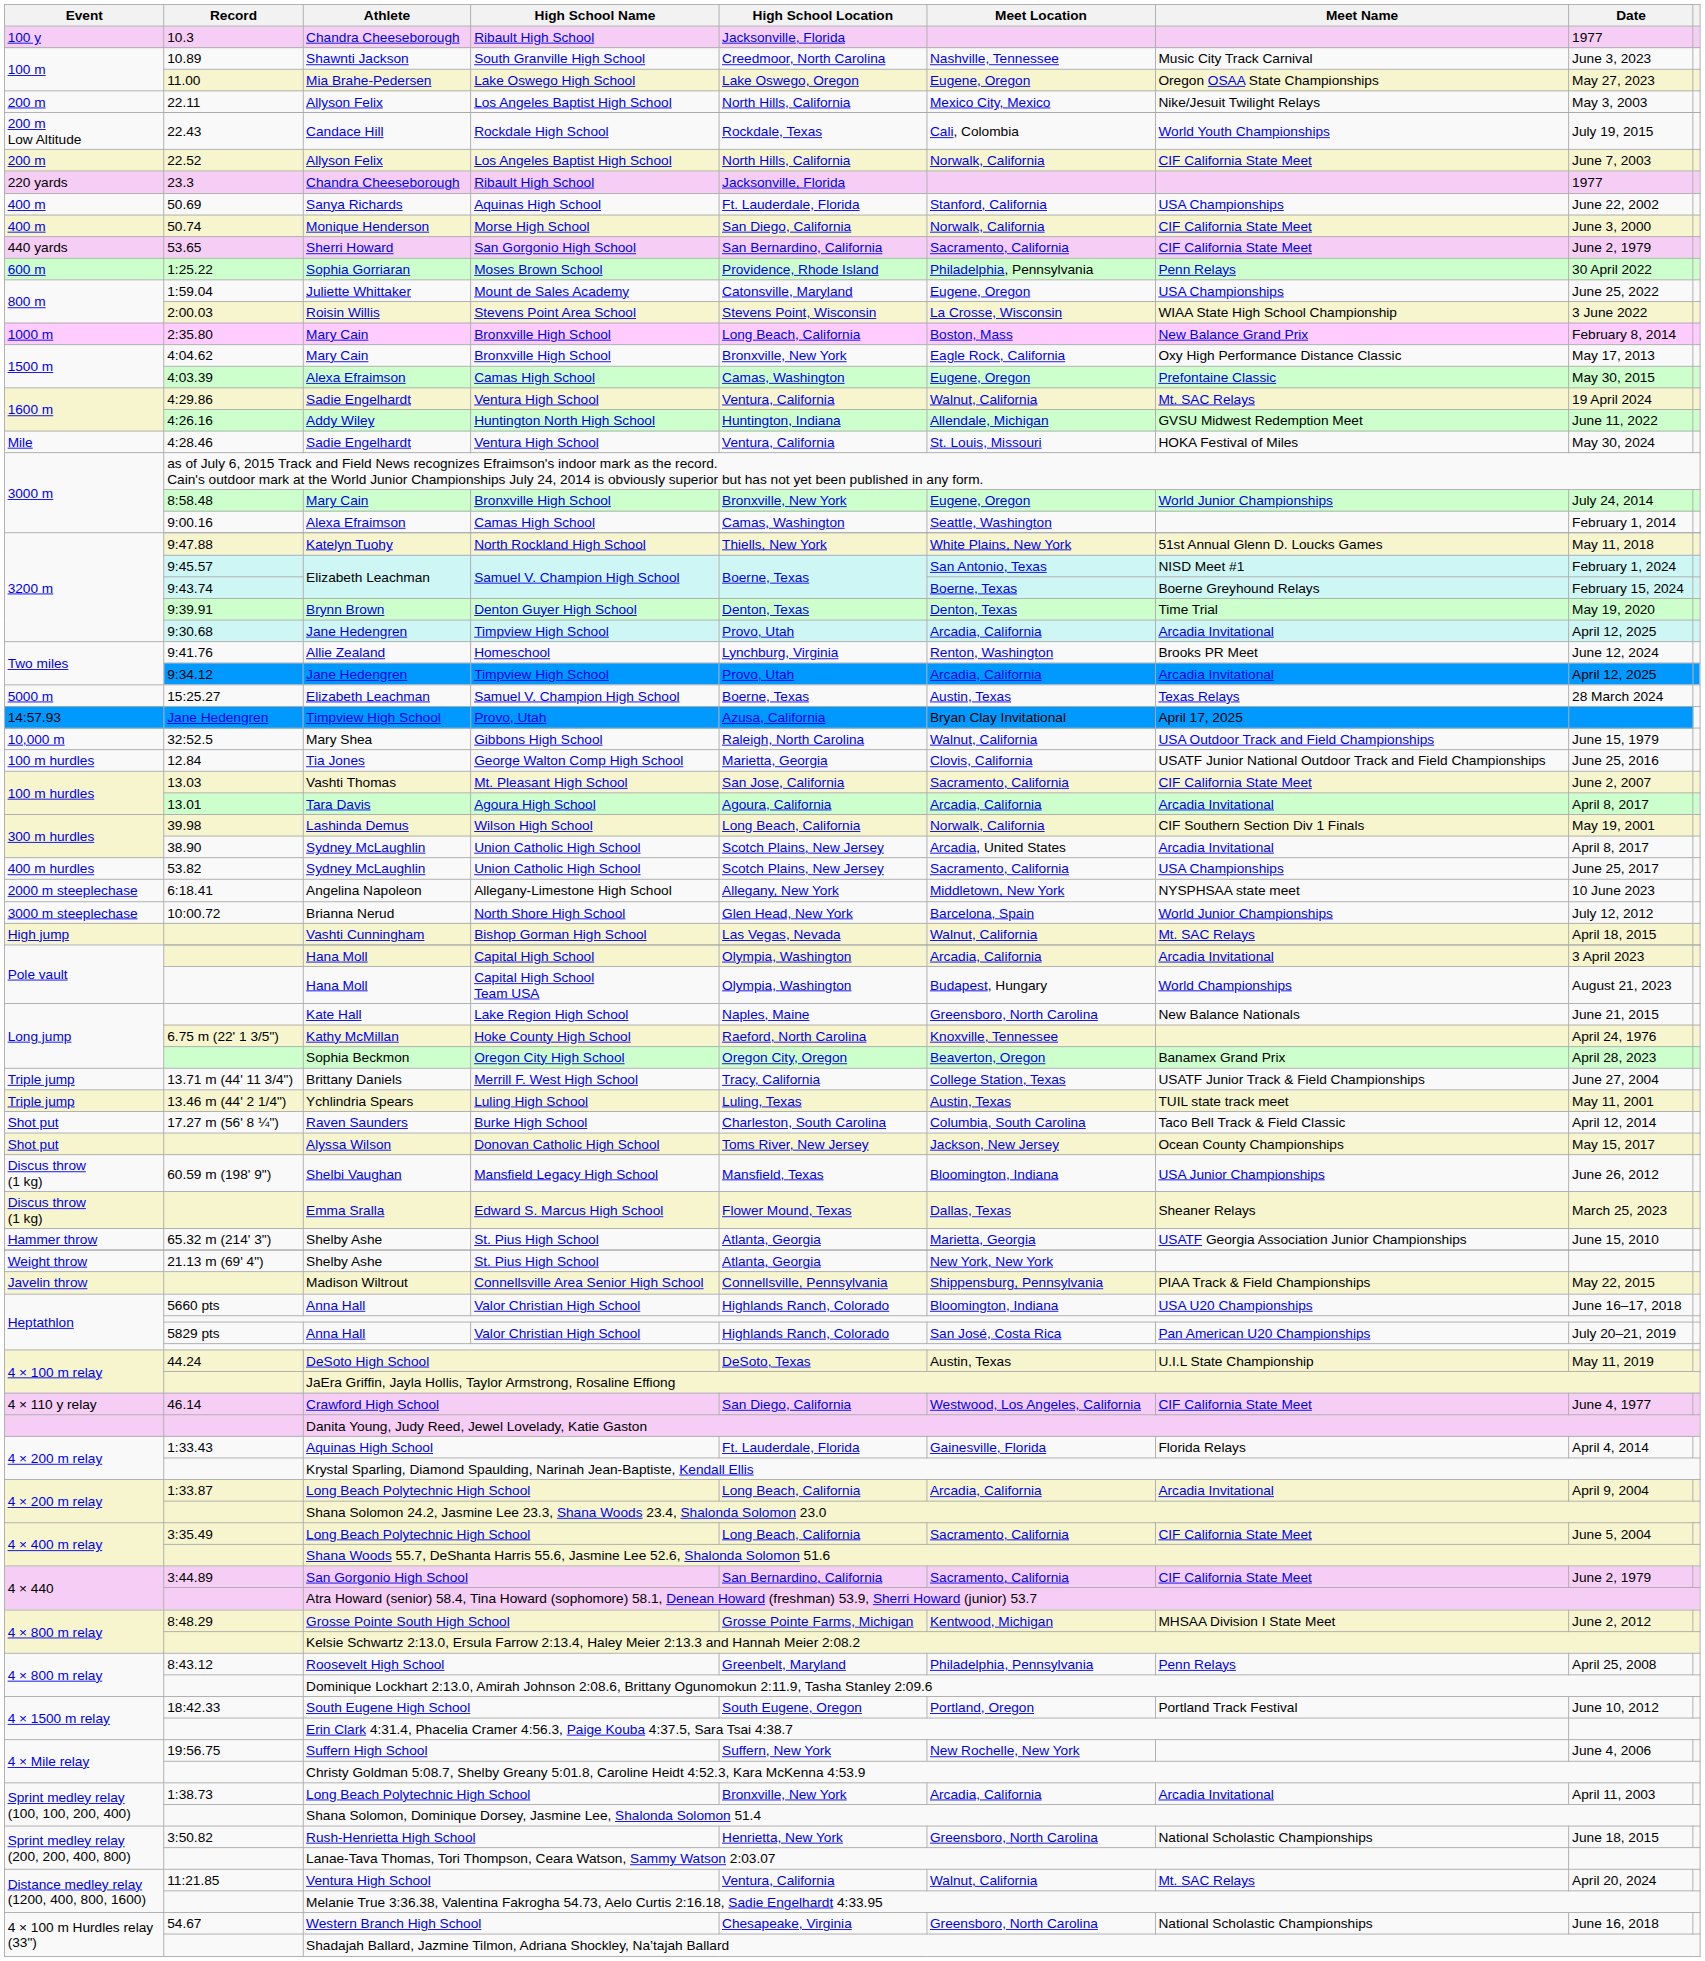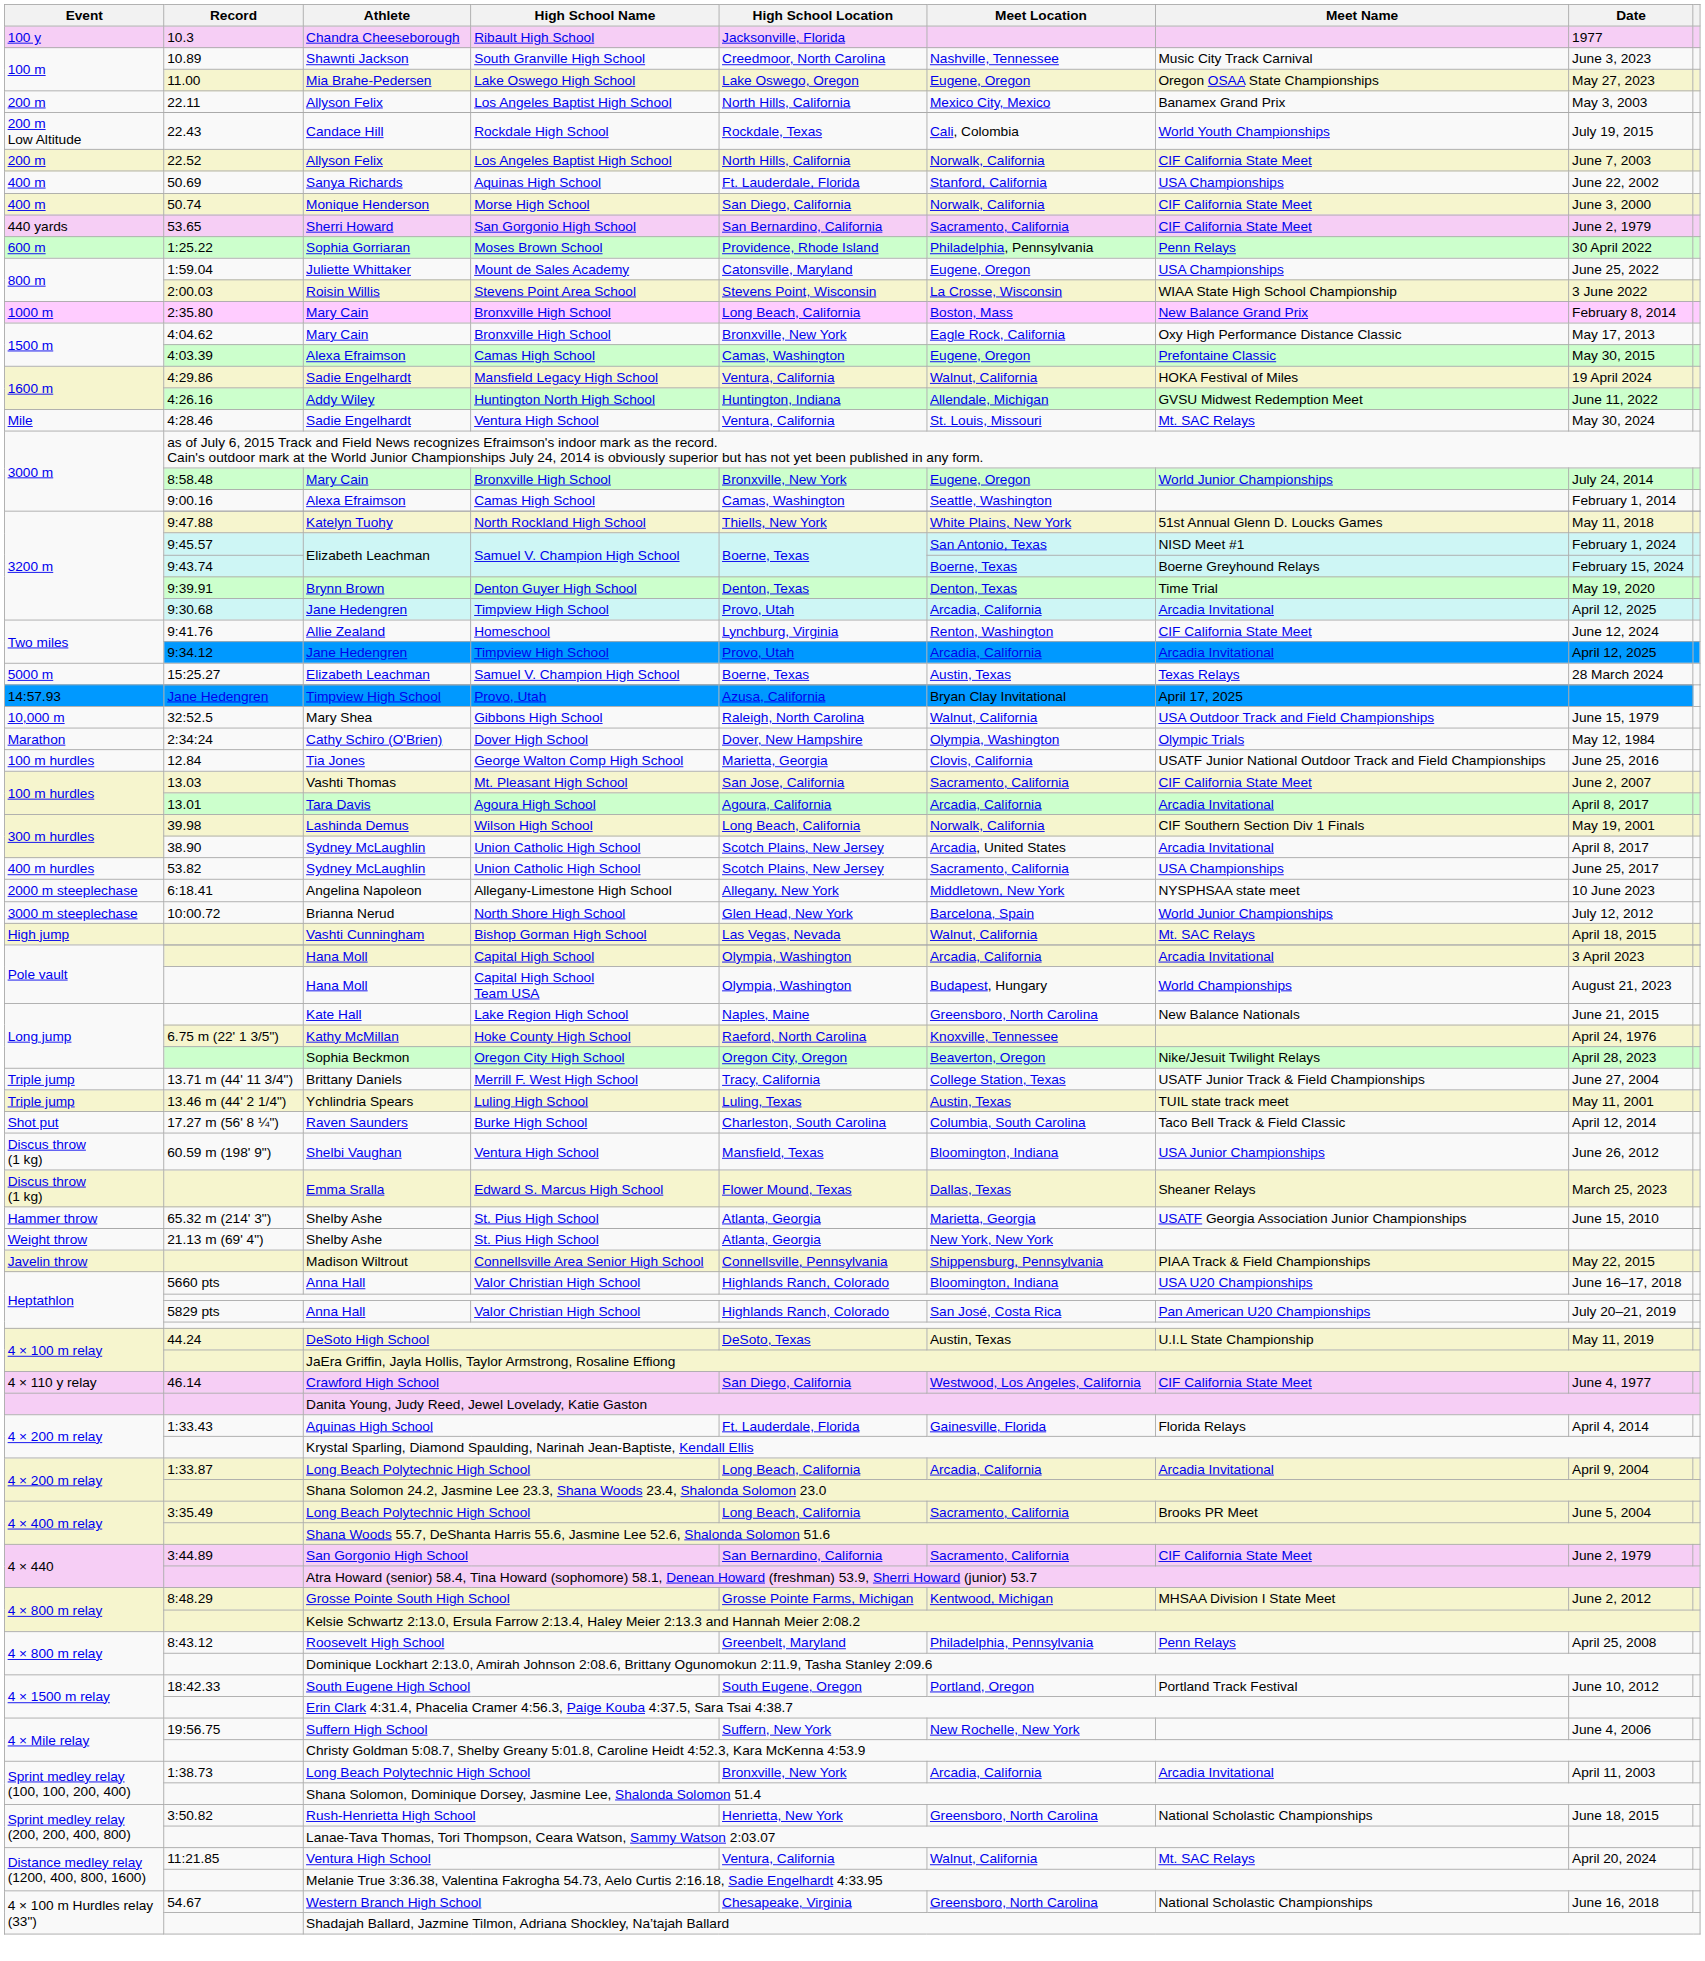(1239, 102) Nike/Jesuit Twilight Relays -> (1222, 102) Banamex Grand Prix
- row: (181, 182)
(536, 399) Ventura High School -> (566, 377) Mansfield Legacy High School
(1207, 399) Mt. SAC Relays -> (1228, 377) HOKA Festival of Miles
(1228, 442) HOKA Festival of Miles -> (1207, 421) Mt. SAC Relays
(1208, 652) Brooks PR Meet -> (1235, 631) CIF California State Meet
+ row: (190, 739)
(1222, 1058) Banamex Grand Prix -> (1239, 1058) Nike/Jesuit Twilight Relays
- row: (233, 1144)
(566, 1173) Mansfield Legacy High School -> (536, 1152) Ventura High School
(1235, 1534) CIF California State Meet -> (1208, 1512) Brooks PR Meet
